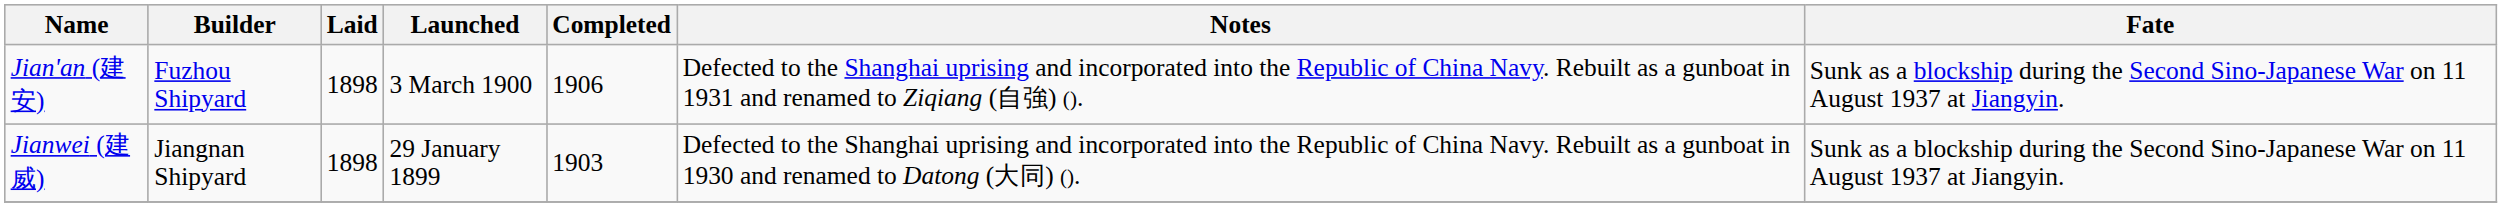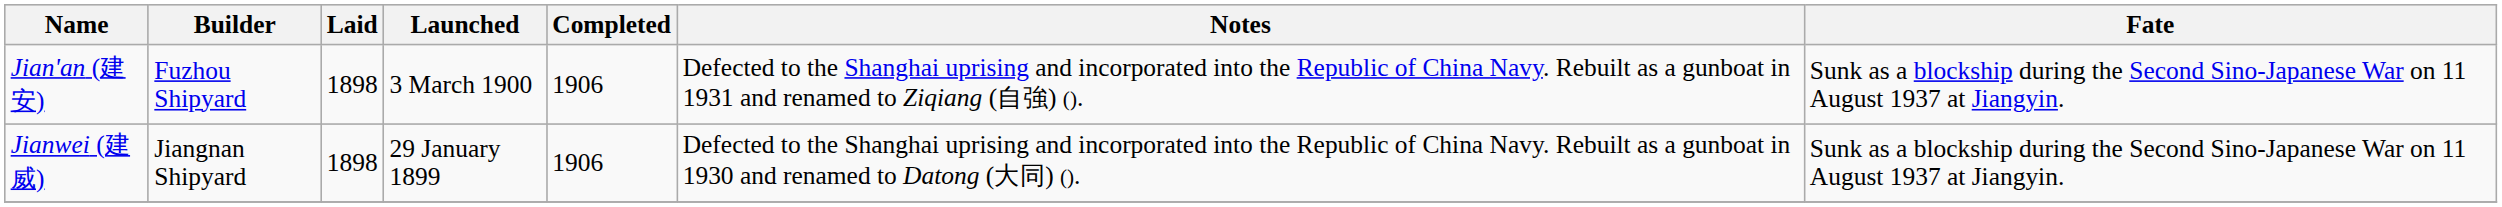(578, 162) 1903 -> (578, 162) 1906
